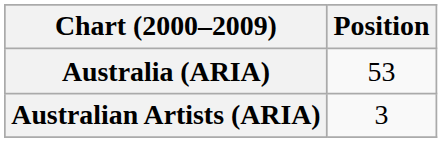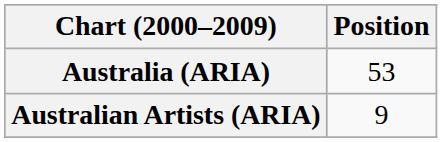(381, 114) 3 -> (381, 114) 9
